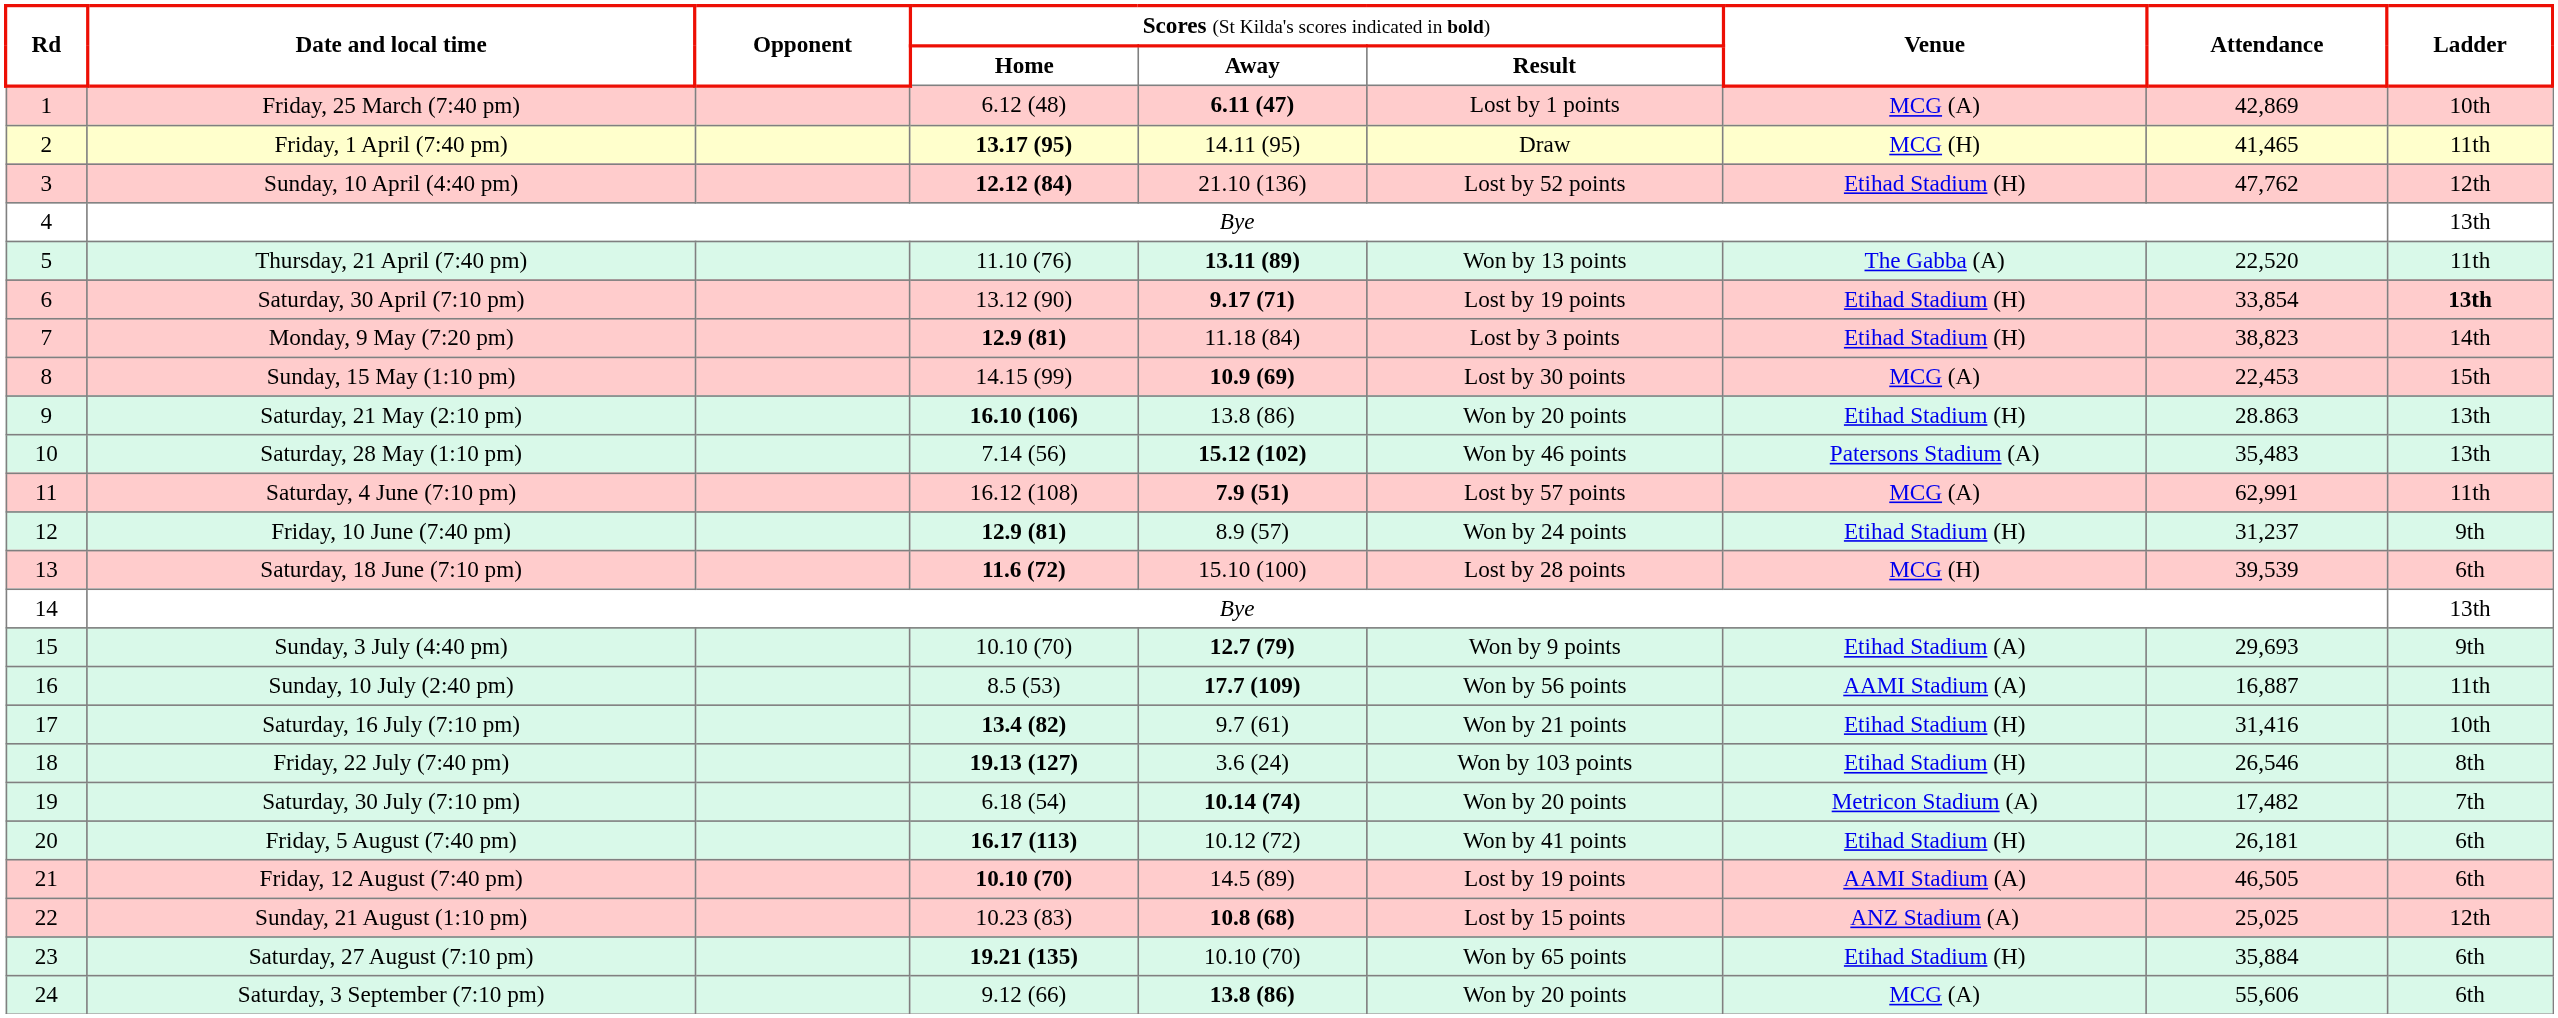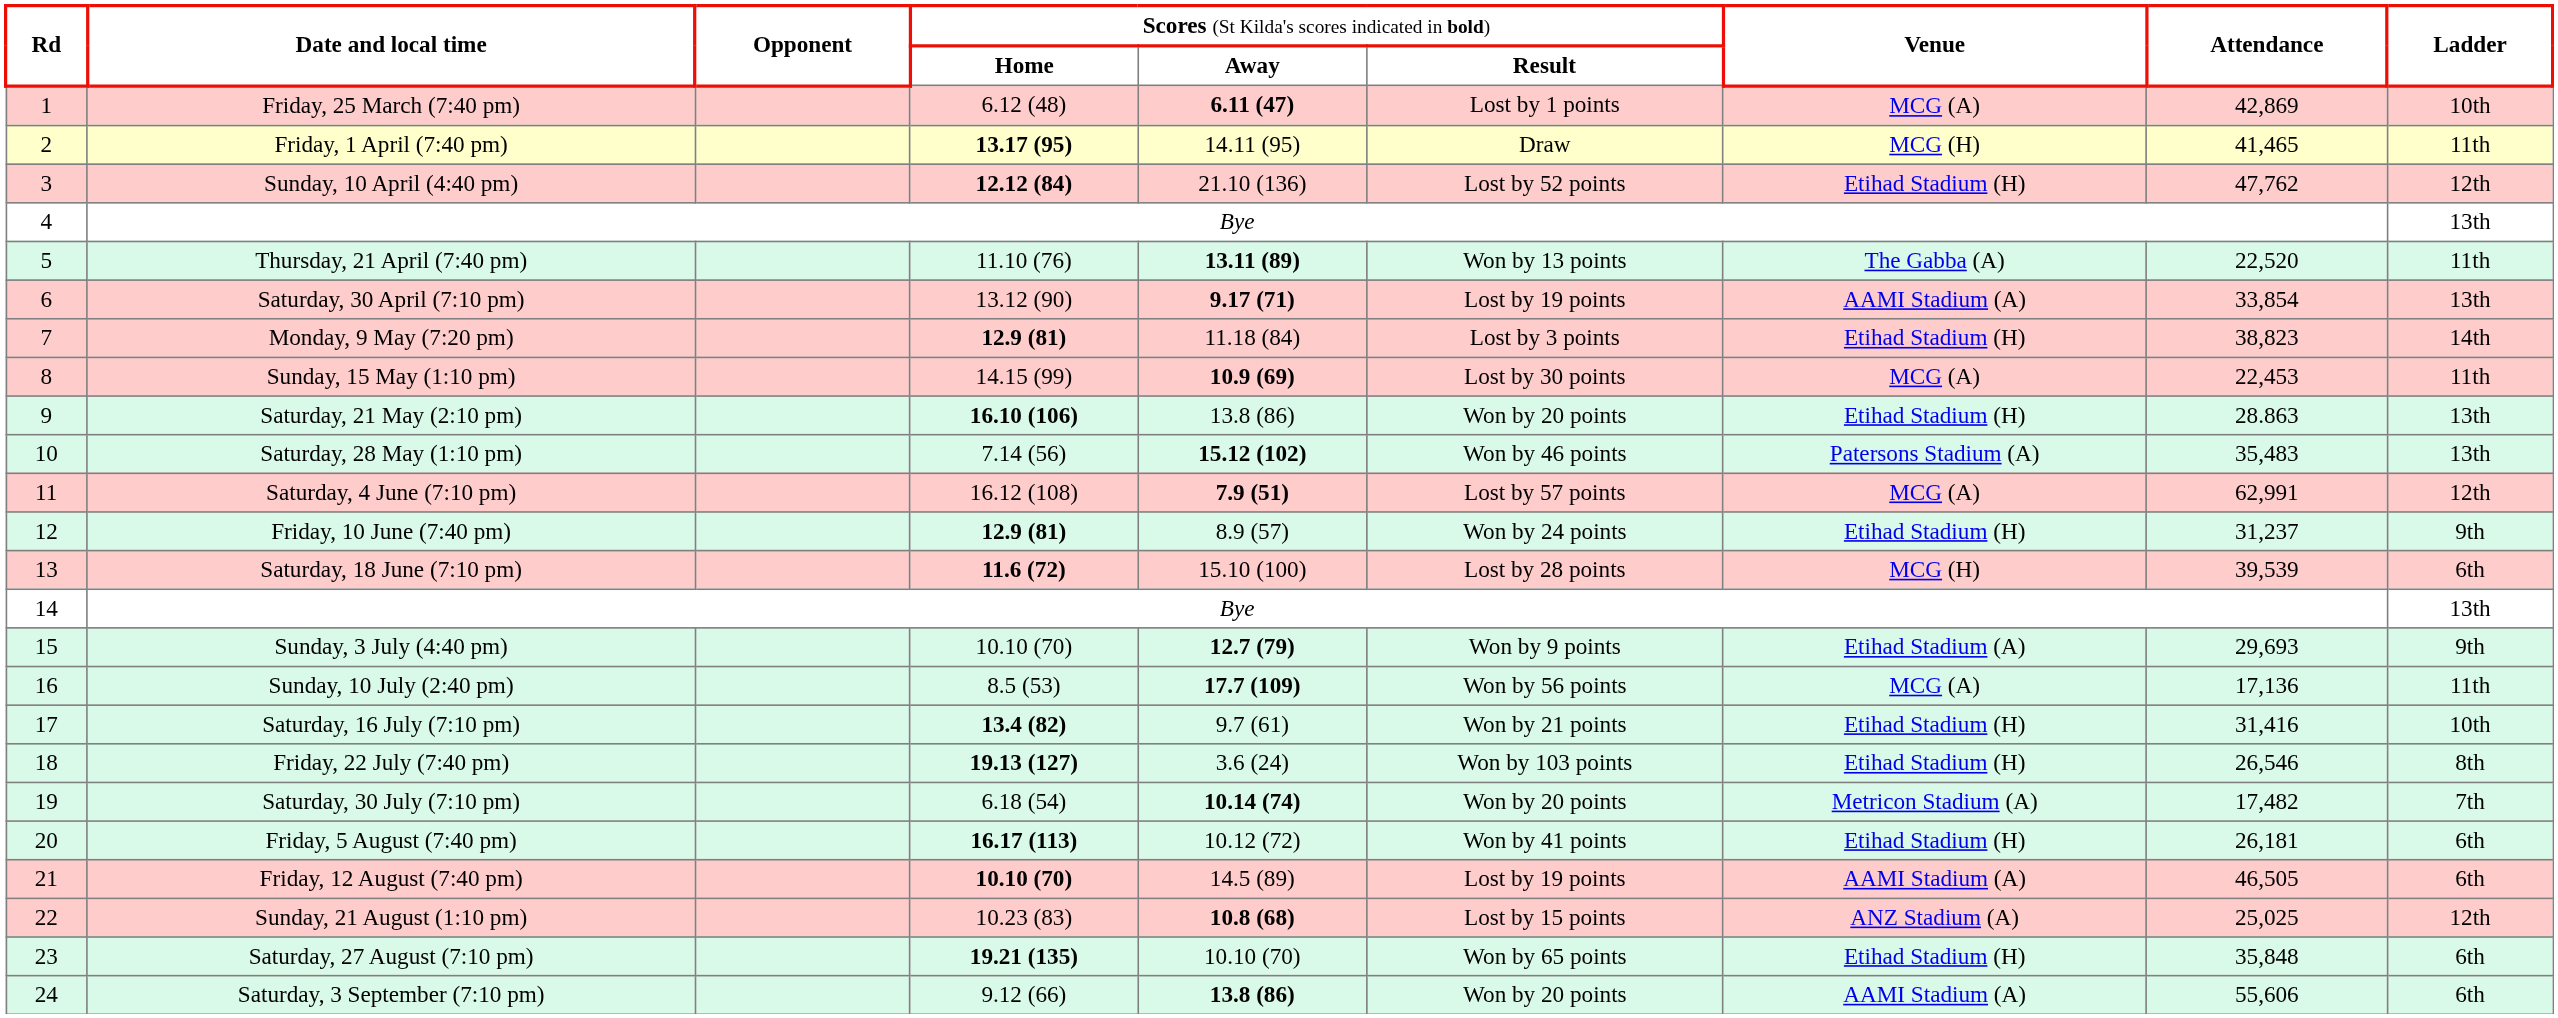(1935, 298) Etihad Stadium (H) -> (1935, 298) AAMI Stadium (A)
(2470, 298) bold -> (2470, 298) normal
(2470, 375) 15th -> (2470, 375) 11th
(2470, 491) 11th -> (2470, 491) 12th
(1935, 684) AAMI Stadium (A) -> (1935, 684) MCG (A)
(2267, 684) 16,887 -> (2267, 684) 17,136
(2267, 955) 35,884 -> (2267, 955) 35,848
(1935, 993) MCG (A) -> (1935, 993) AAMI Stadium (A)
